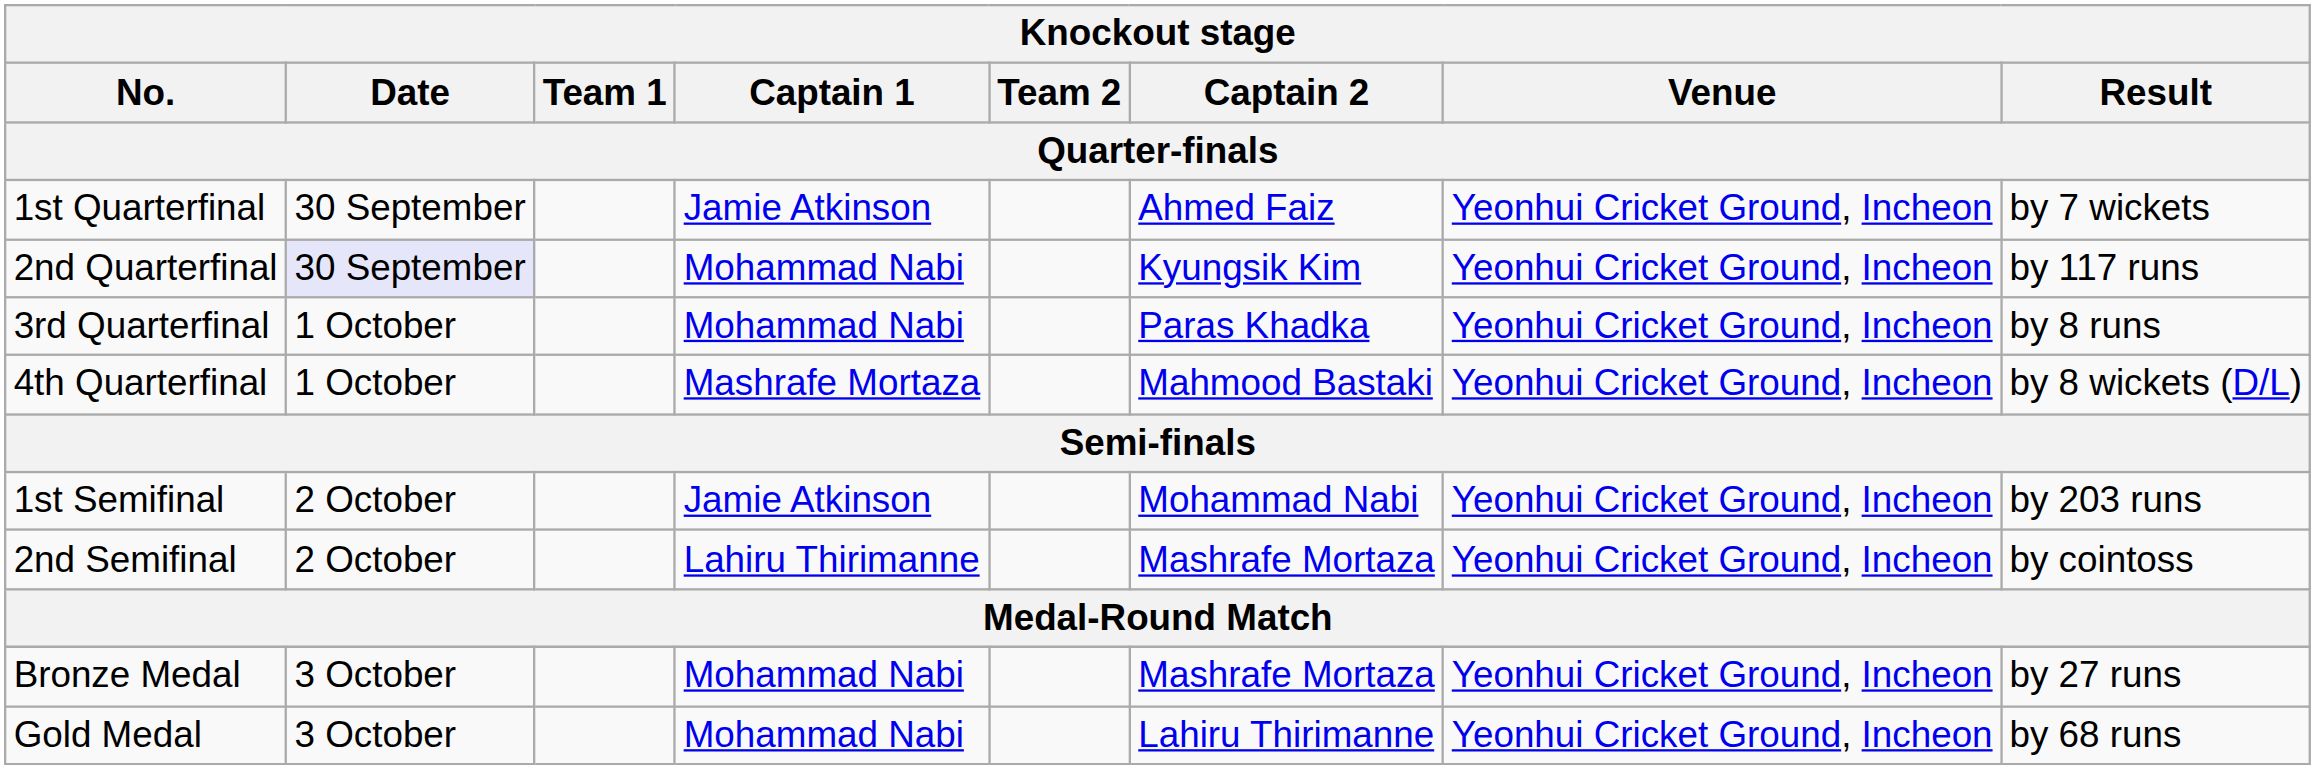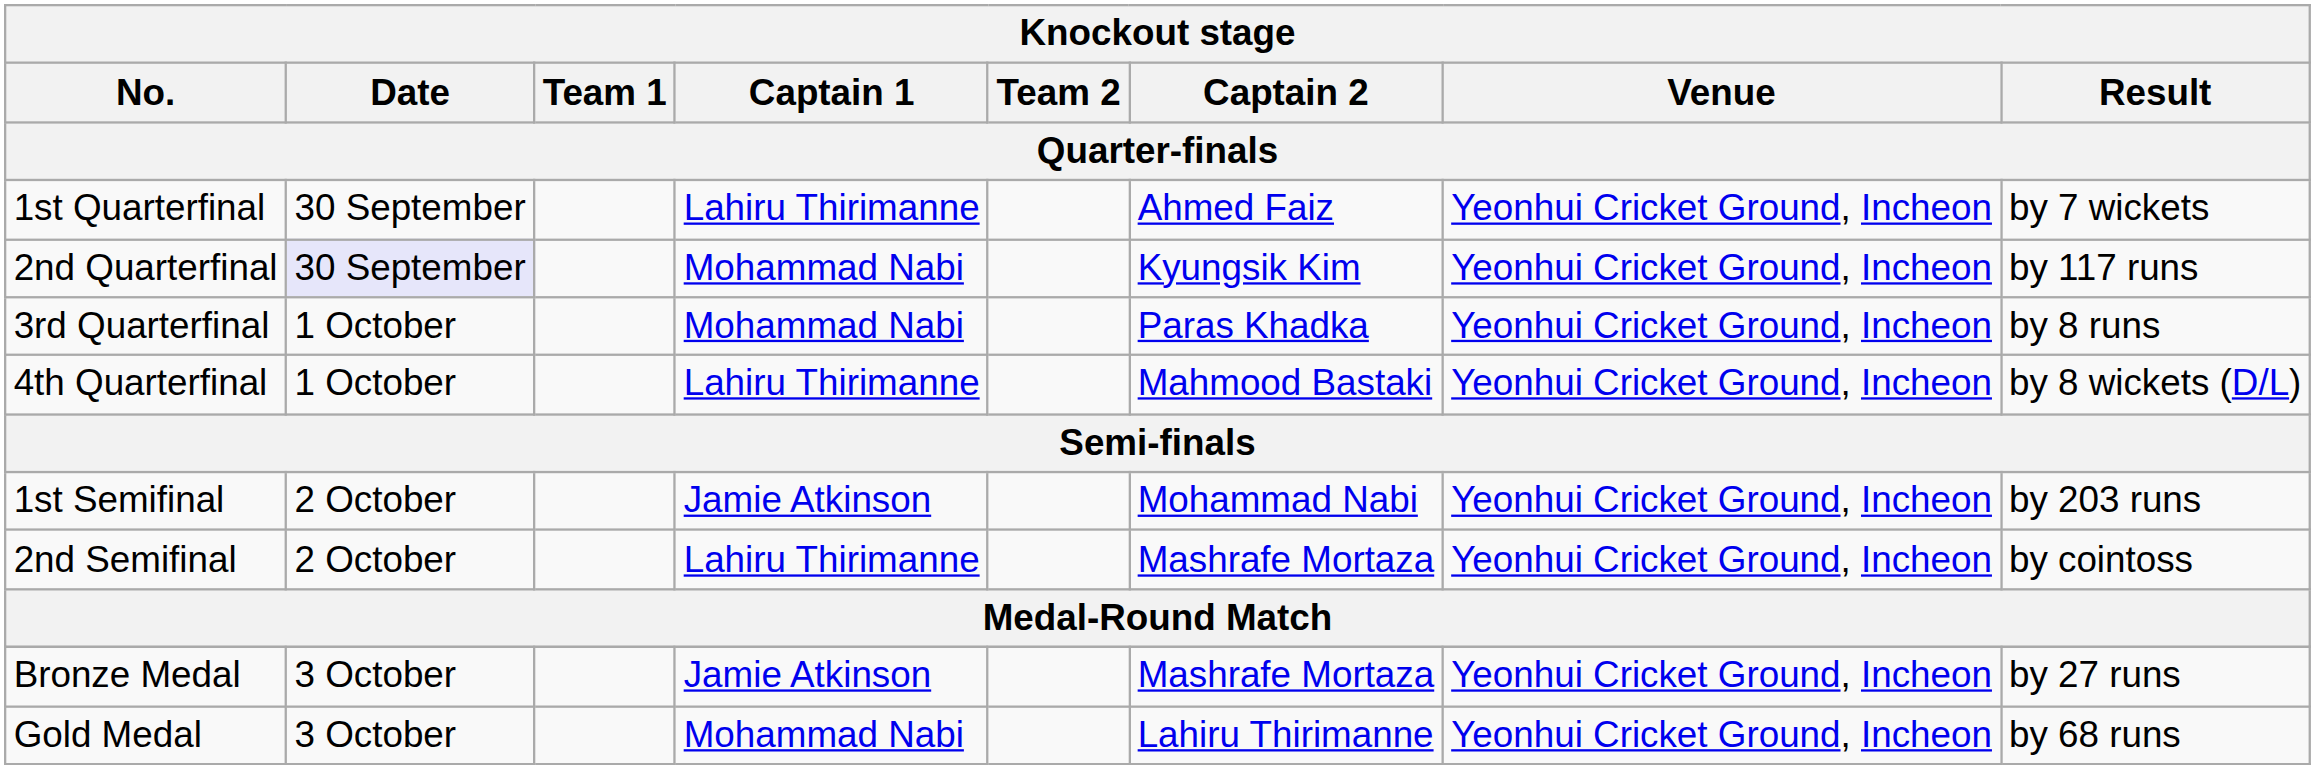(807, 208) Jamie Atkinson -> (832, 208) Lahiru Thirimanne
(832, 383) Mashrafe Mortaza -> (832, 383) Lahiru Thirimanne
(824, 675) Mohammad Nabi -> (807, 675) Jamie Atkinson
